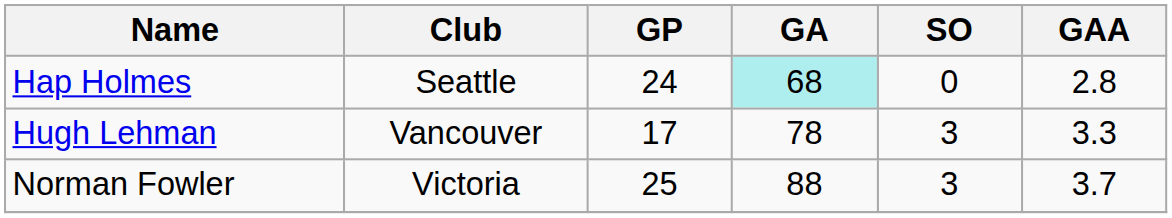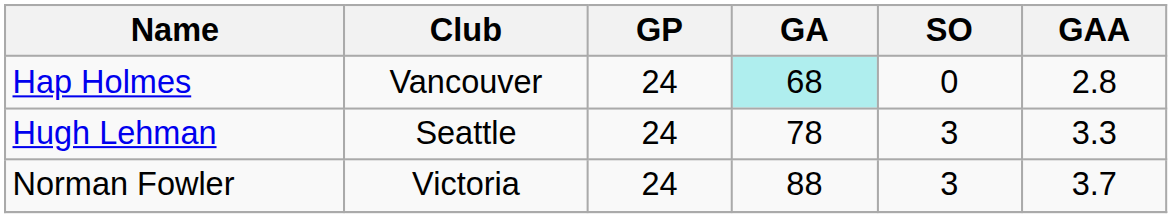(466, 81) Seattle -> (466, 81) Vancouver
(466, 133) Vancouver -> (466, 133) Seattle
(660, 133) 17 -> (660, 133) 24
(660, 184) 25 -> (660, 184) 24
